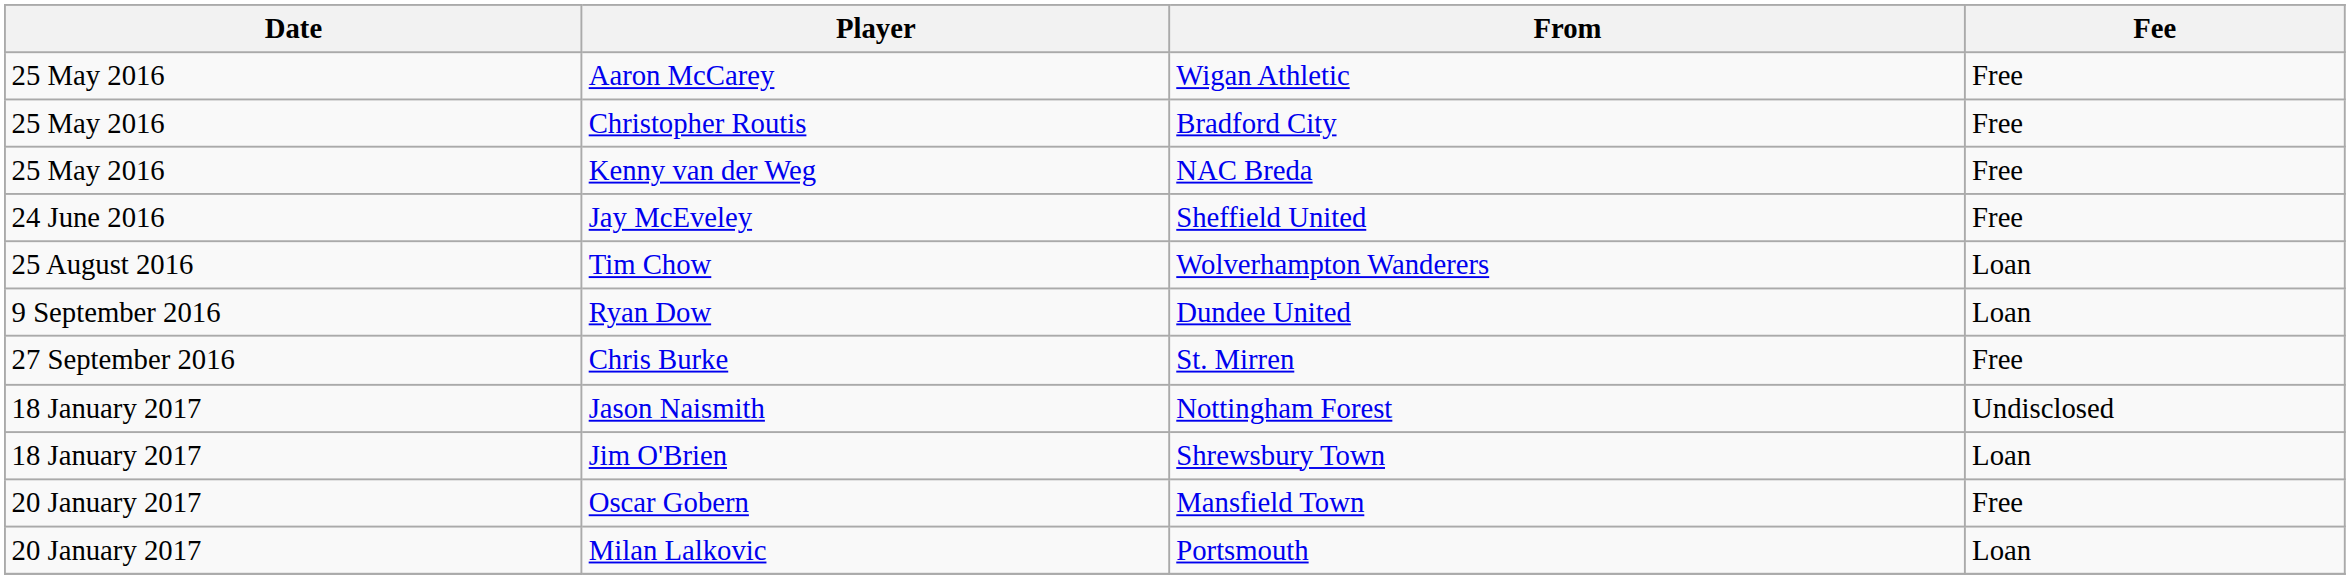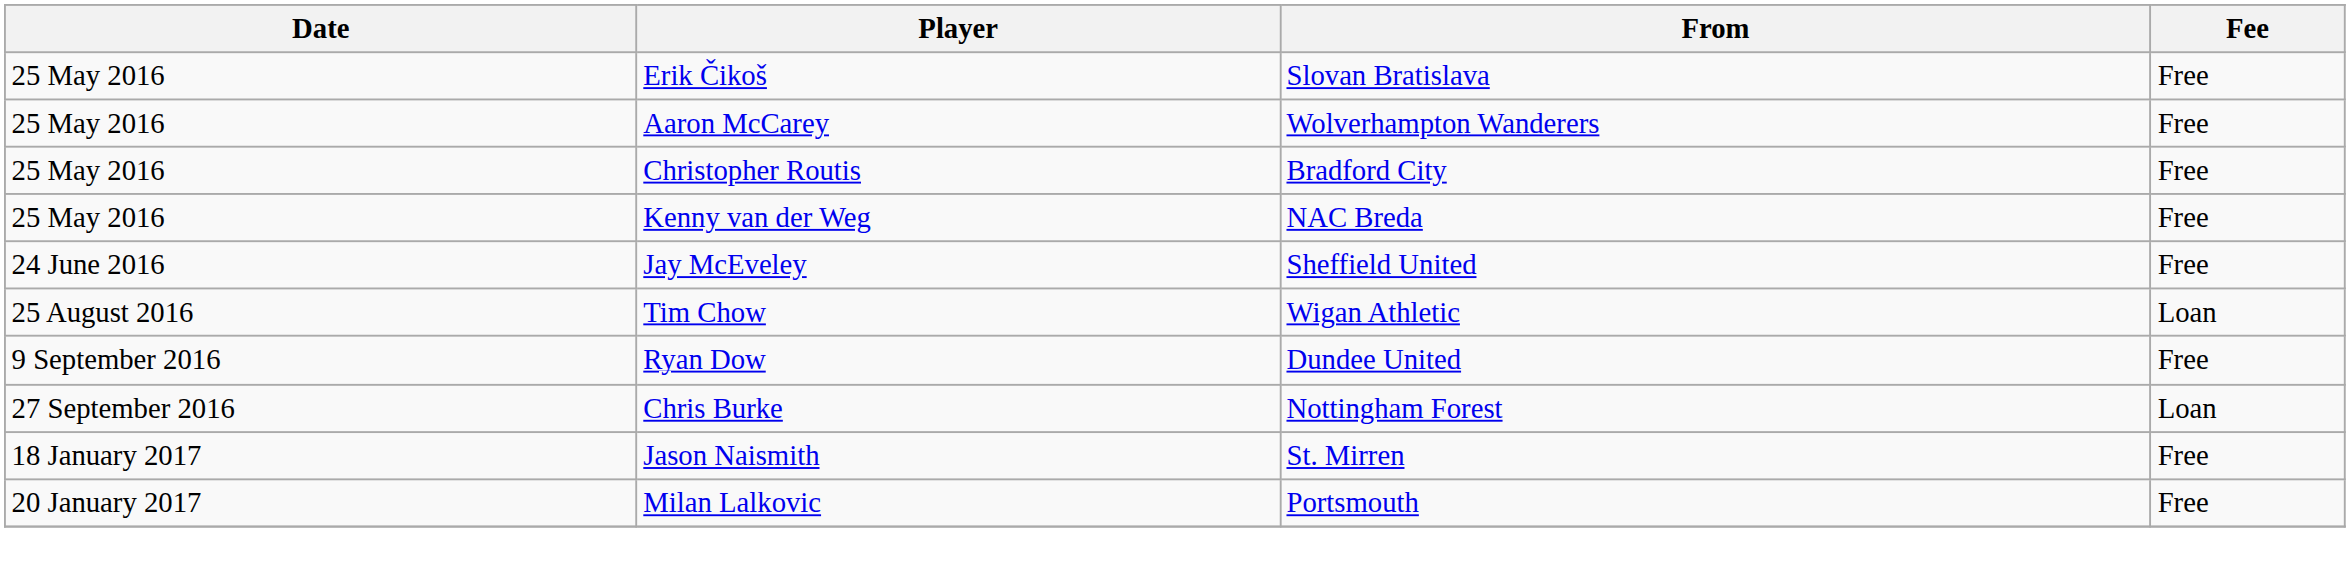+ row: (705, 75)
(1263, 75) Wigan Athletic -> (1443, 123) Wolverhampton Wanderers
(1333, 265) Wolverhampton Wanderers -> (1373, 312) Wigan Athletic
(2002, 312) Loan -> (2183, 359) Free
(1235, 359) St. Mirren -> (1395, 407) Nottingham Forest
(1998, 359) Free -> (2187, 407) Loan
(1284, 407) Nottingham Forest -> (1345, 454) St. Mirren
(2043, 407) Undisclosed -> (2183, 454) Free
- row: (658, 454)
- row: (669, 502)
(2002, 549) Loan -> (2183, 502) Free
